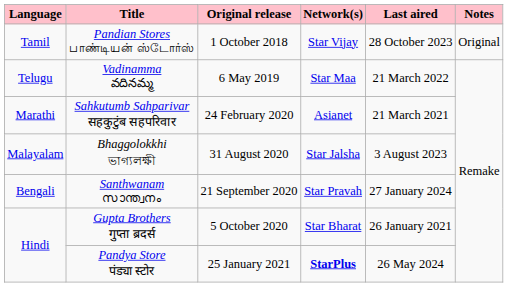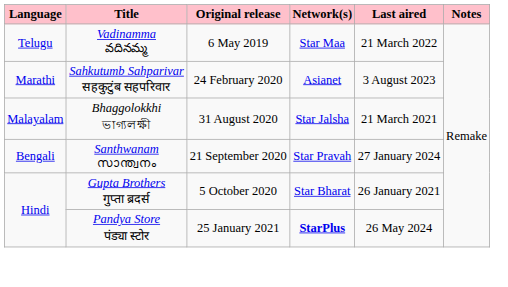- row: (132, 41)
(411, 115) 21 March 2021 -> (399, 79) 3 August 2023
(411, 154) 3 August 2023 -> (399, 118) 21 March 2021
